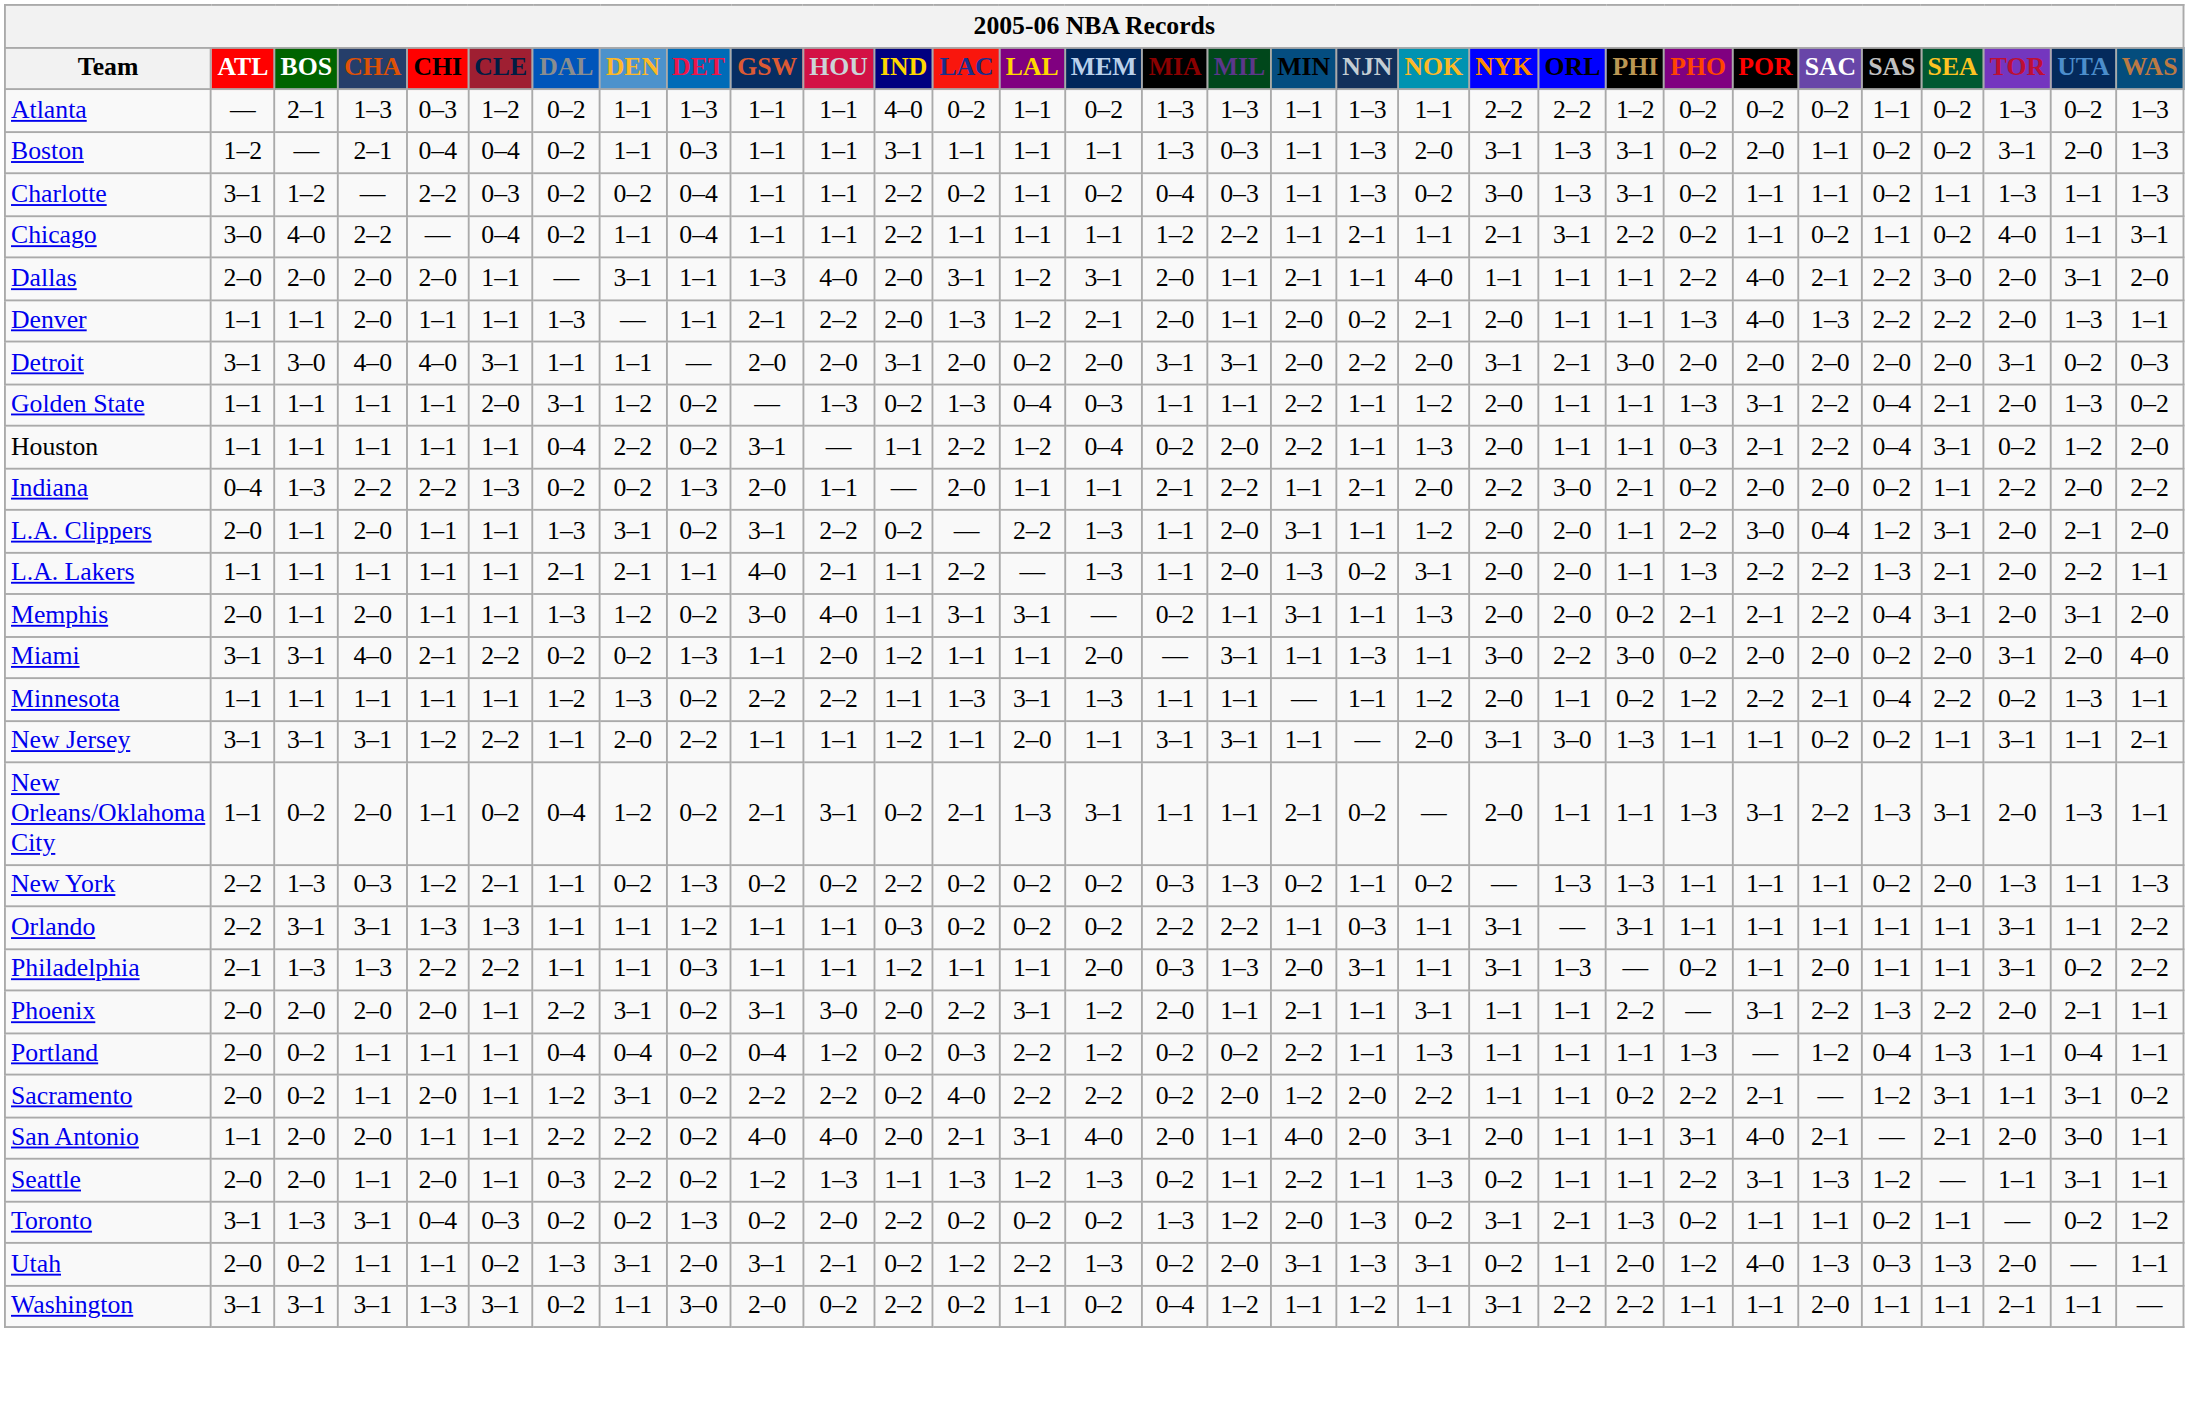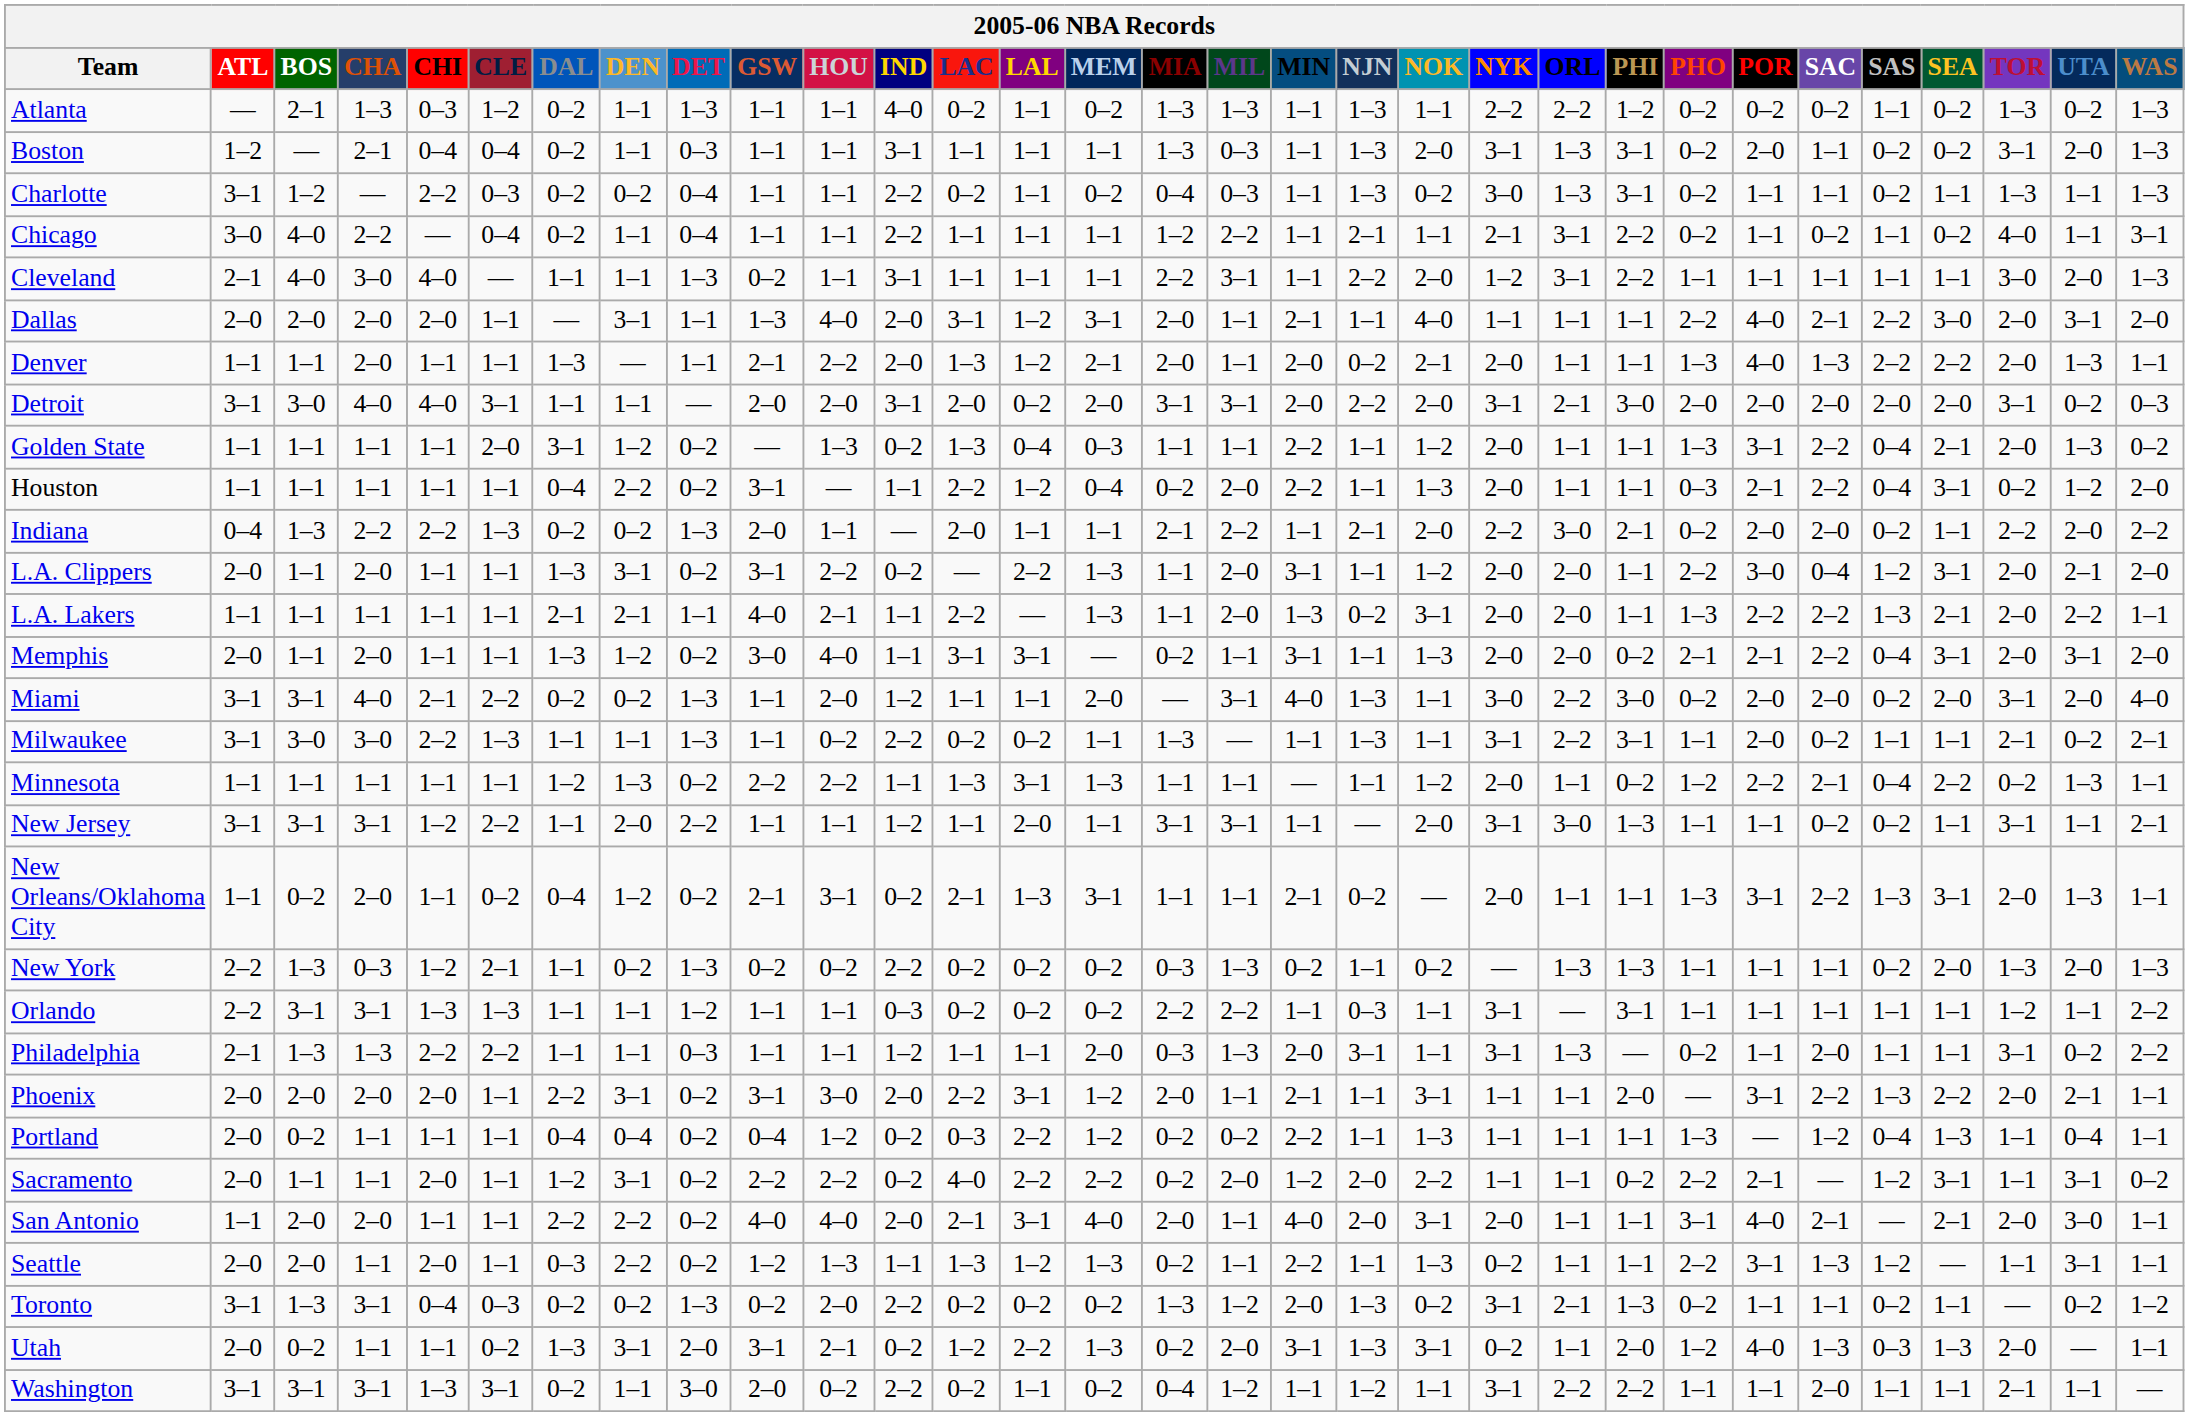+ row: (63, 277)
(1304, 656) 1–1 -> (1304, 698) 4–0
+ row: (69, 740)
(2083, 884) 1–1 -> (2083, 968) 2–0
(2017, 926) 3–1 -> (2017, 1010) 1–2
(1635, 1010) 2–2 -> (1635, 1094) 2–0
(306, 1094) 0–2 -> (306, 1179) 1–1
